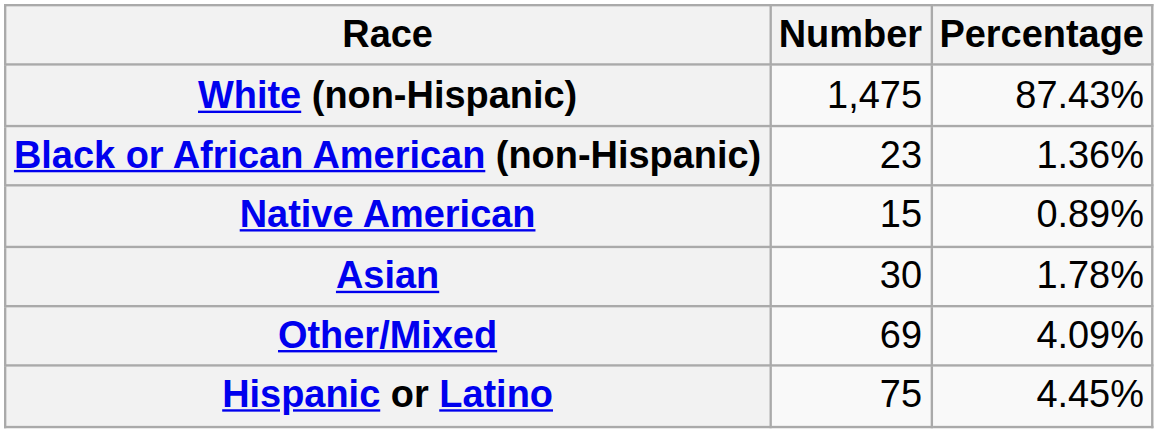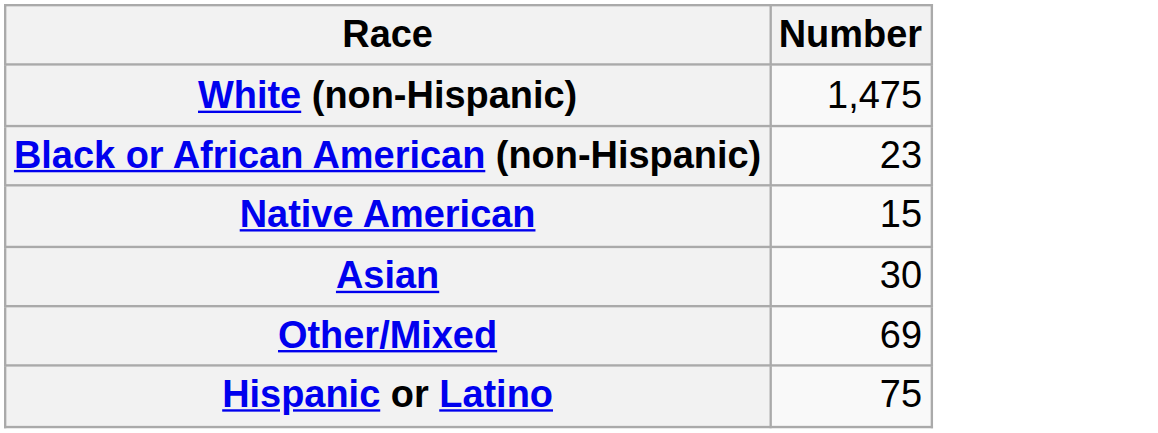- column: (1042, 34)
